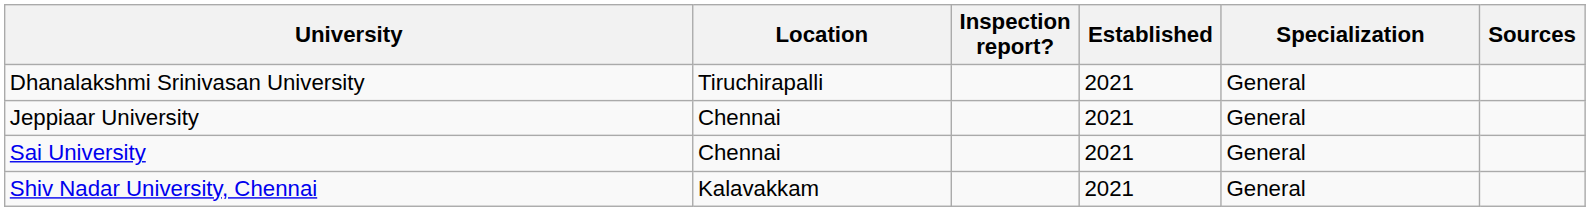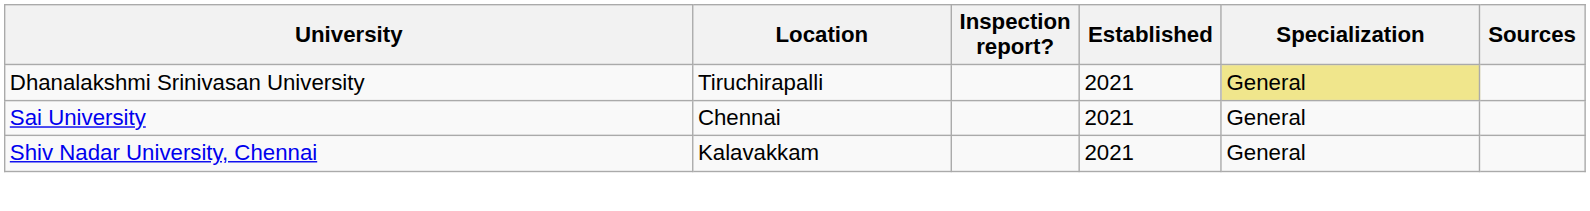(1266, 82) no background -> (1266, 82) khaki background
- row: (104, 117)
